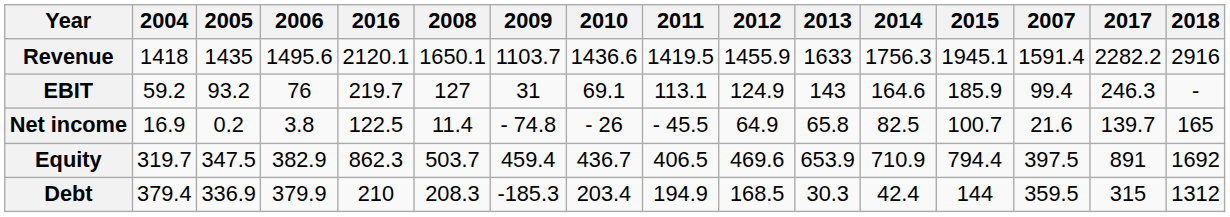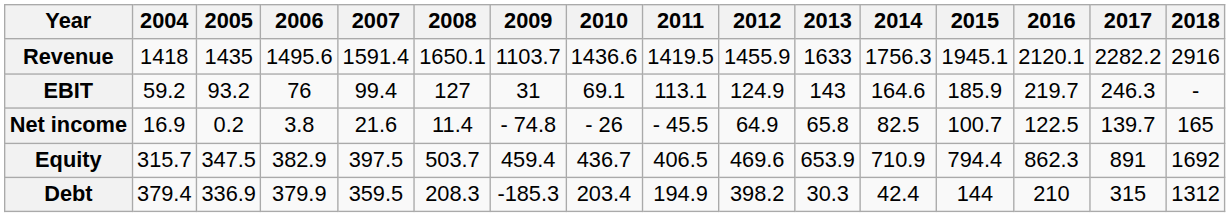columns swapped: (1051, 21) <-> (376, 21)
(164, 159) 319.7 -> (164, 159) 315.7
(757, 194) 168.5 -> (757, 194) 398.2
